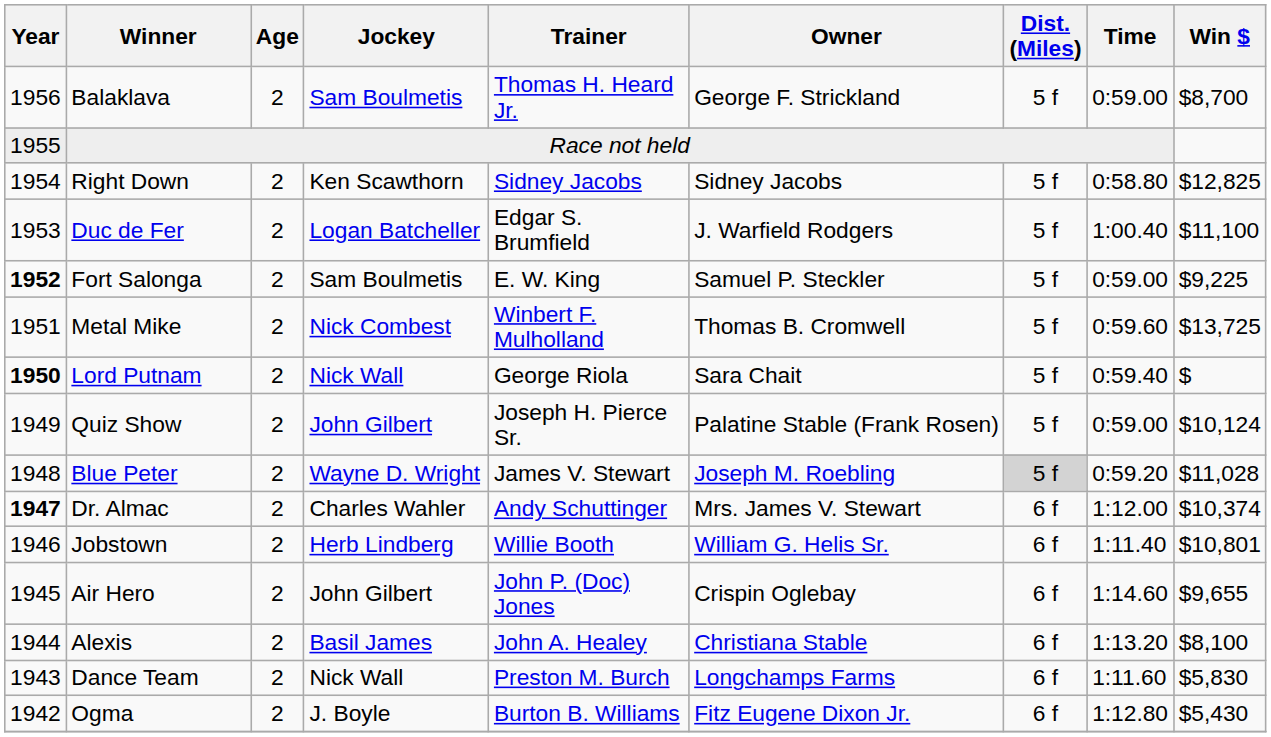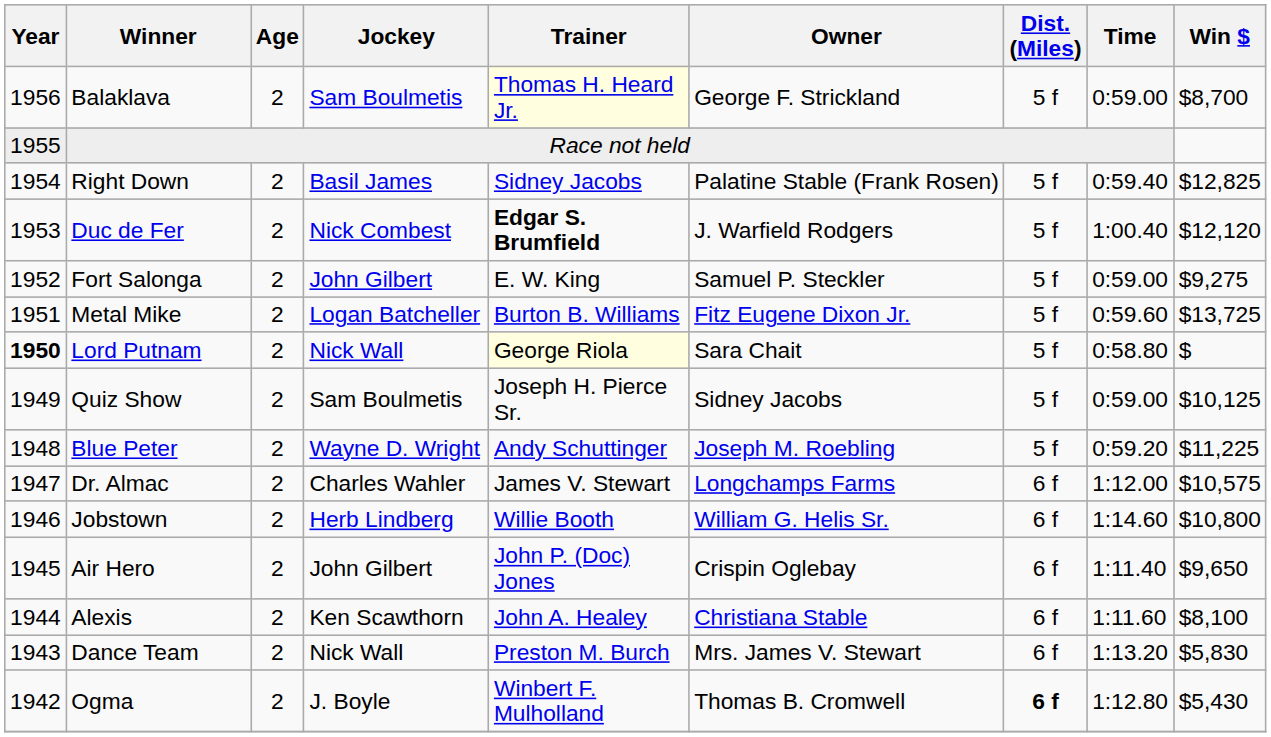(584, 97) no background -> (584, 97) lightyellow background
(387, 182) Ken Scawthorn -> (371, 182) Basil James
(768, 182) Sidney Jacobs -> (846, 182) Palatine Stable (Frank Rosen)
(1130, 182) 0:58.80 -> (1130, 182) 0:59.40
(395, 230) Logan Batcheller -> (380, 230) Nick Combest
(542, 230) normal -> (547, 230) bold
(1219, 230) $11,100 -> (1220, 230) $12,120
(35, 279) bold -> (35, 279) normal
(386, 279) Sam Boulmetis -> (371, 279) John Gilbert
(1213, 279) $9,225 -> (1213, 279) $9,275
(380, 327) Nick Combest -> (395, 315) Logan Batcheller
(549, 327) Winbert F. Mulholland -> (587, 315) Burton B. Williams
(800, 327) Thomas B. Cromwell -> (802, 315) Fitz Eugene Dixon Jr.
(561, 376) no background -> (561, 351) lightyellow background
(1130, 376) 0:59.40 -> (1130, 351) 0:58.80
(371, 424) John Gilbert -> (386, 399) Sam Boulmetis
(846, 424) Palatine Stable (Frank Rosen) -> (768, 399) Sidney Jacobs
(1220, 424) $10,124 -> (1220, 399) $10,125
(582, 473) James V. Stewart -> (581, 448) Andy Schuttinger
(1045, 473) lightgrey background -> (1045, 448) no background
(1219, 473) $11,028 -> (1219, 448) $11,225
(35, 509) bold -> (35, 484) normal
(581, 509) Andy Schuttinger -> (582, 484) James V. Stewart
(807, 509) Mrs. James V. Stewart -> (795, 484) Longchamps Farms
(1220, 509) $10,374 -> (1220, 484) $10,575
(1129, 545) 1:11.40 -> (1130, 520) 1:14.60
(1220, 545) $10,801 -> (1220, 520) $10,800
(1130, 594) 1:14.60 -> (1129, 568) 1:11.40
(1213, 594) $9,655 -> (1213, 568) $9,650
(371, 642) Basil James -> (387, 617) Ken Scawthorn
(1130, 642) 1:13.20 -> (1129, 617) 1:11.60
(795, 678) Longchamps Farms -> (807, 653) Mrs. James V. Stewart
(1129, 678) 1:11.60 -> (1130, 653) 1:13.20
(587, 714) Burton B. Williams -> (549, 701) Winbert F. Mulholland
(802, 714) Fitz Eugene Dixon Jr. -> (800, 701) Thomas B. Cromwell
(1045, 714) normal -> (1045, 701) bold
